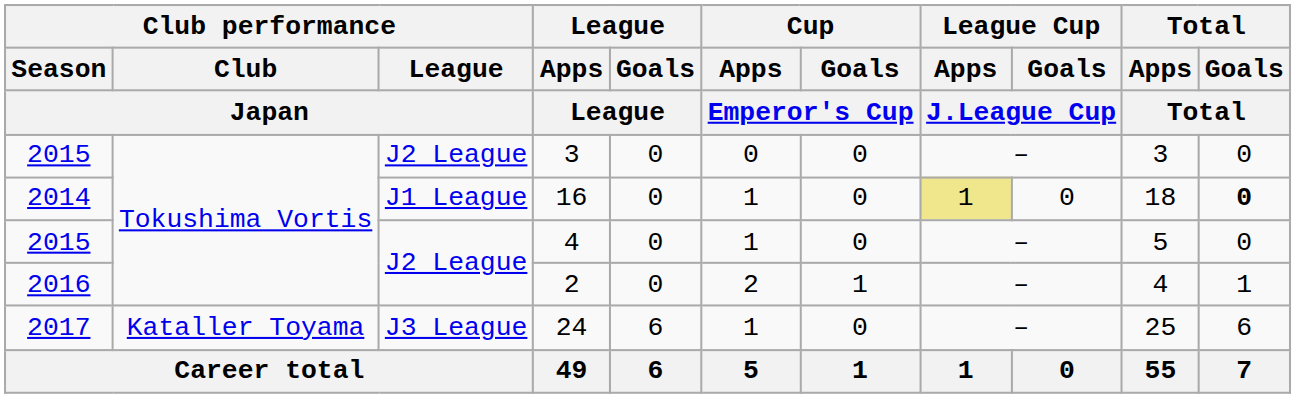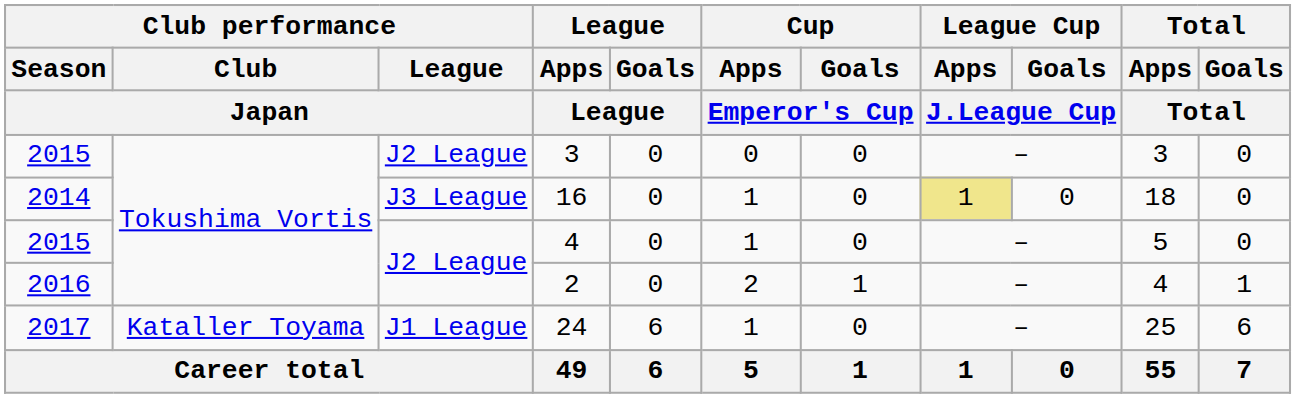(456, 199) J1 League -> (456, 199) J3 League
(1244, 199) bold -> (1244, 199) normal
(456, 328) J3 League -> (456, 328) J1 League
